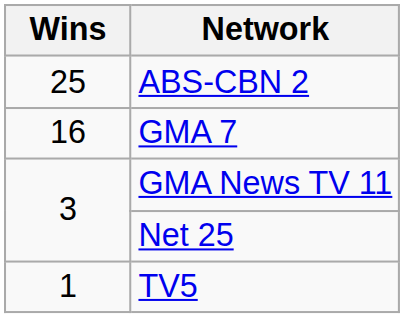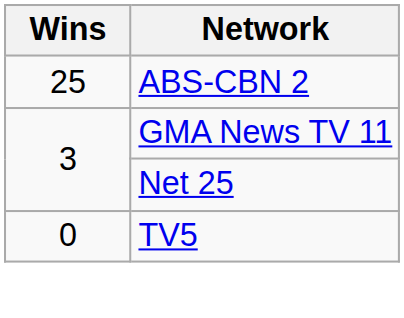- row: (188, 132)
(68, 286) 1 -> (68, 235) 0
